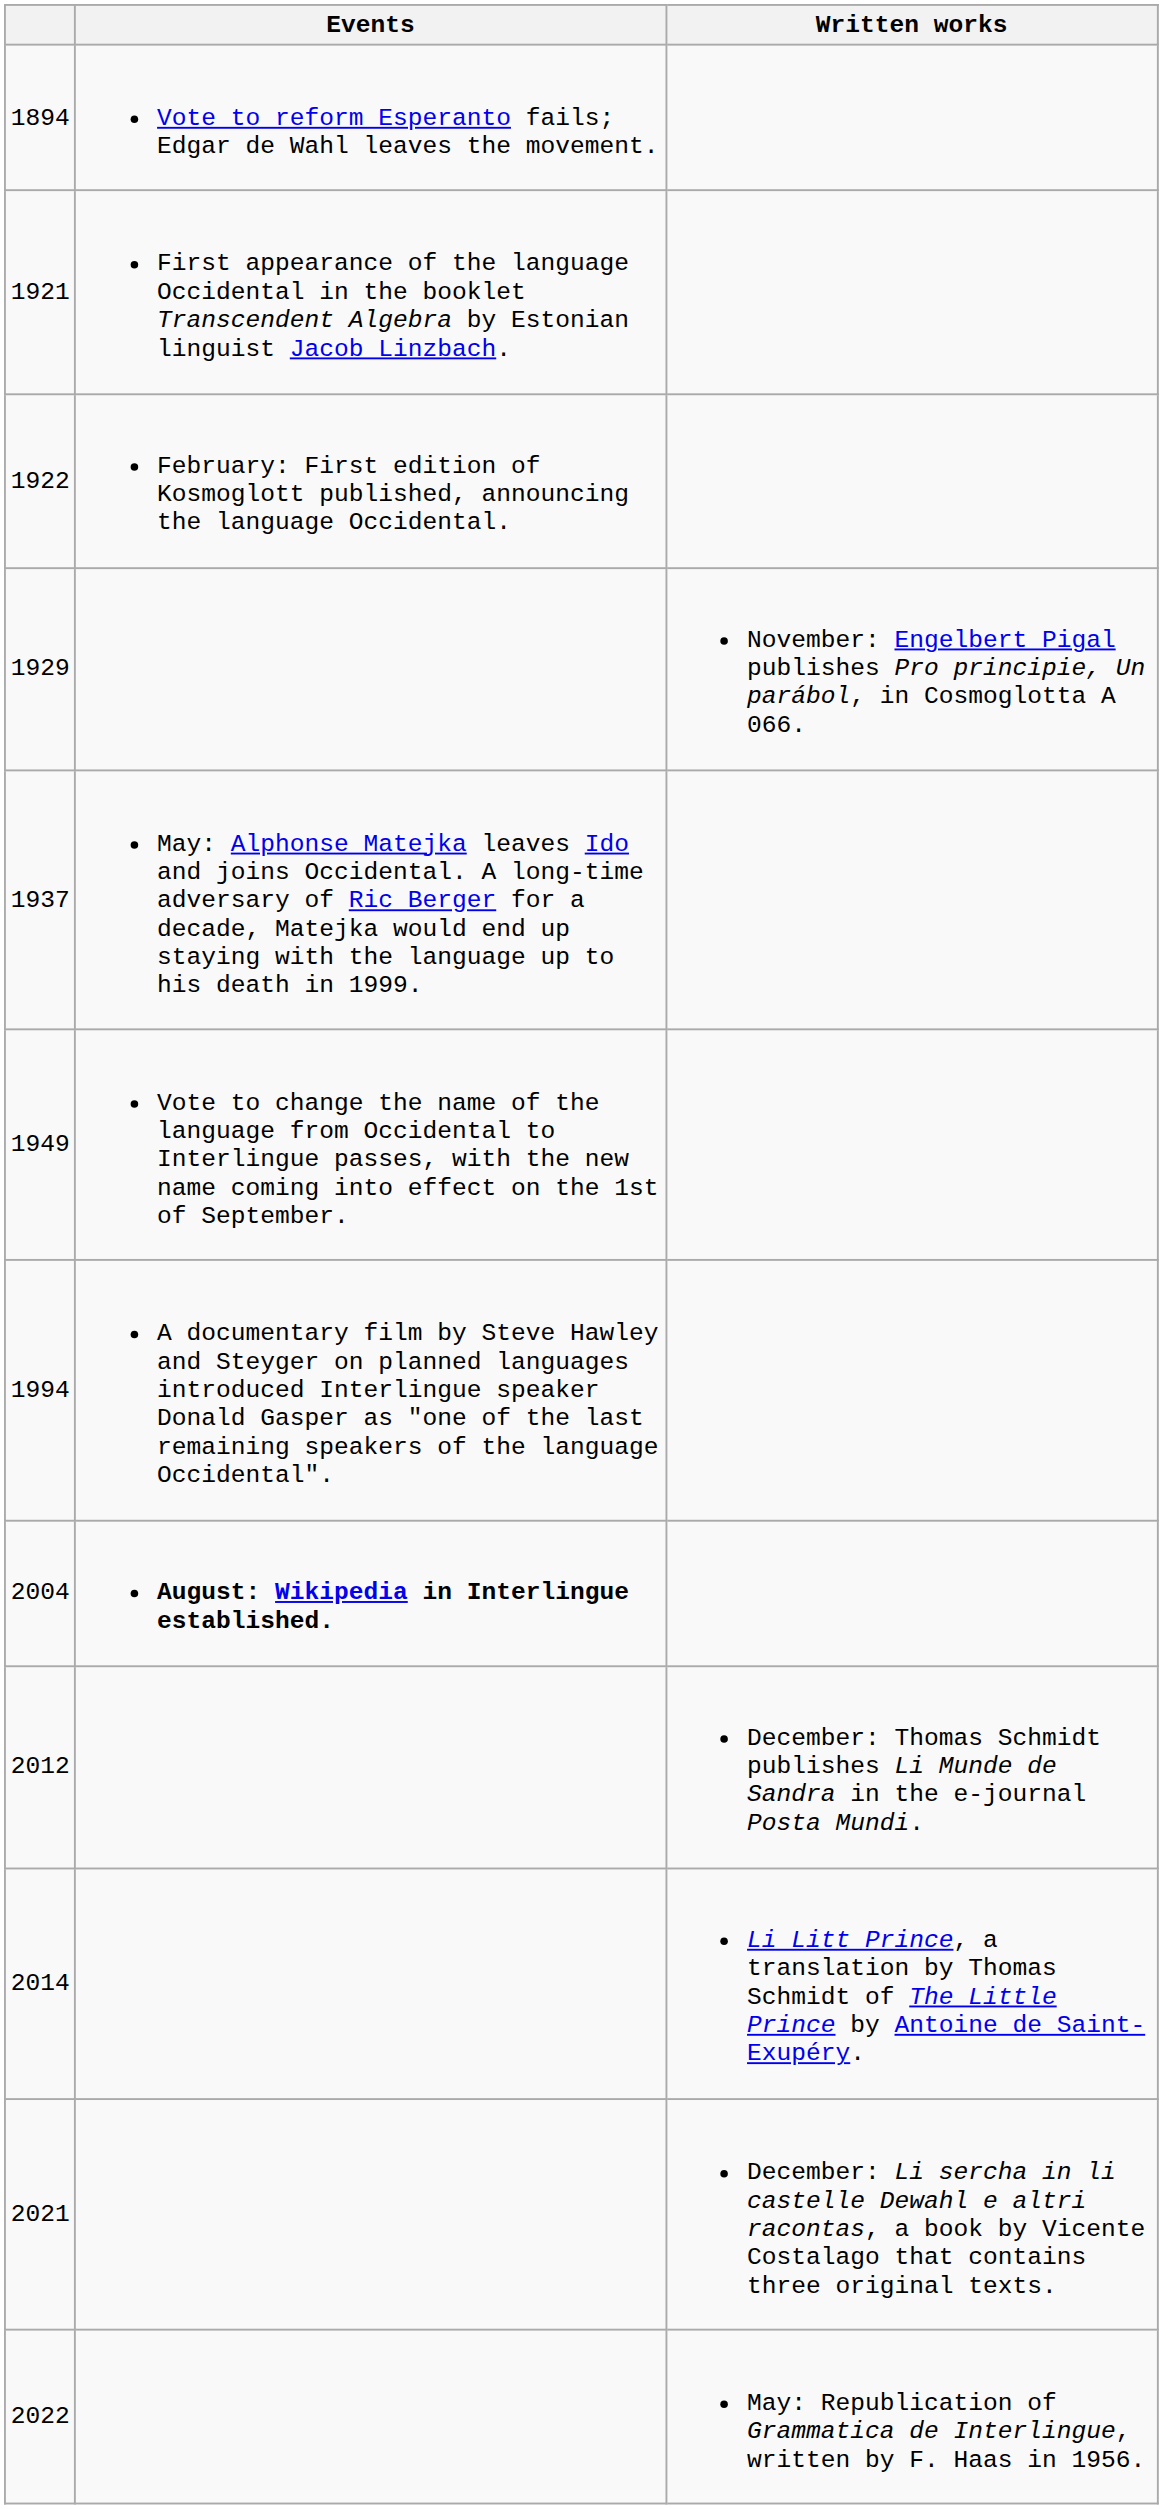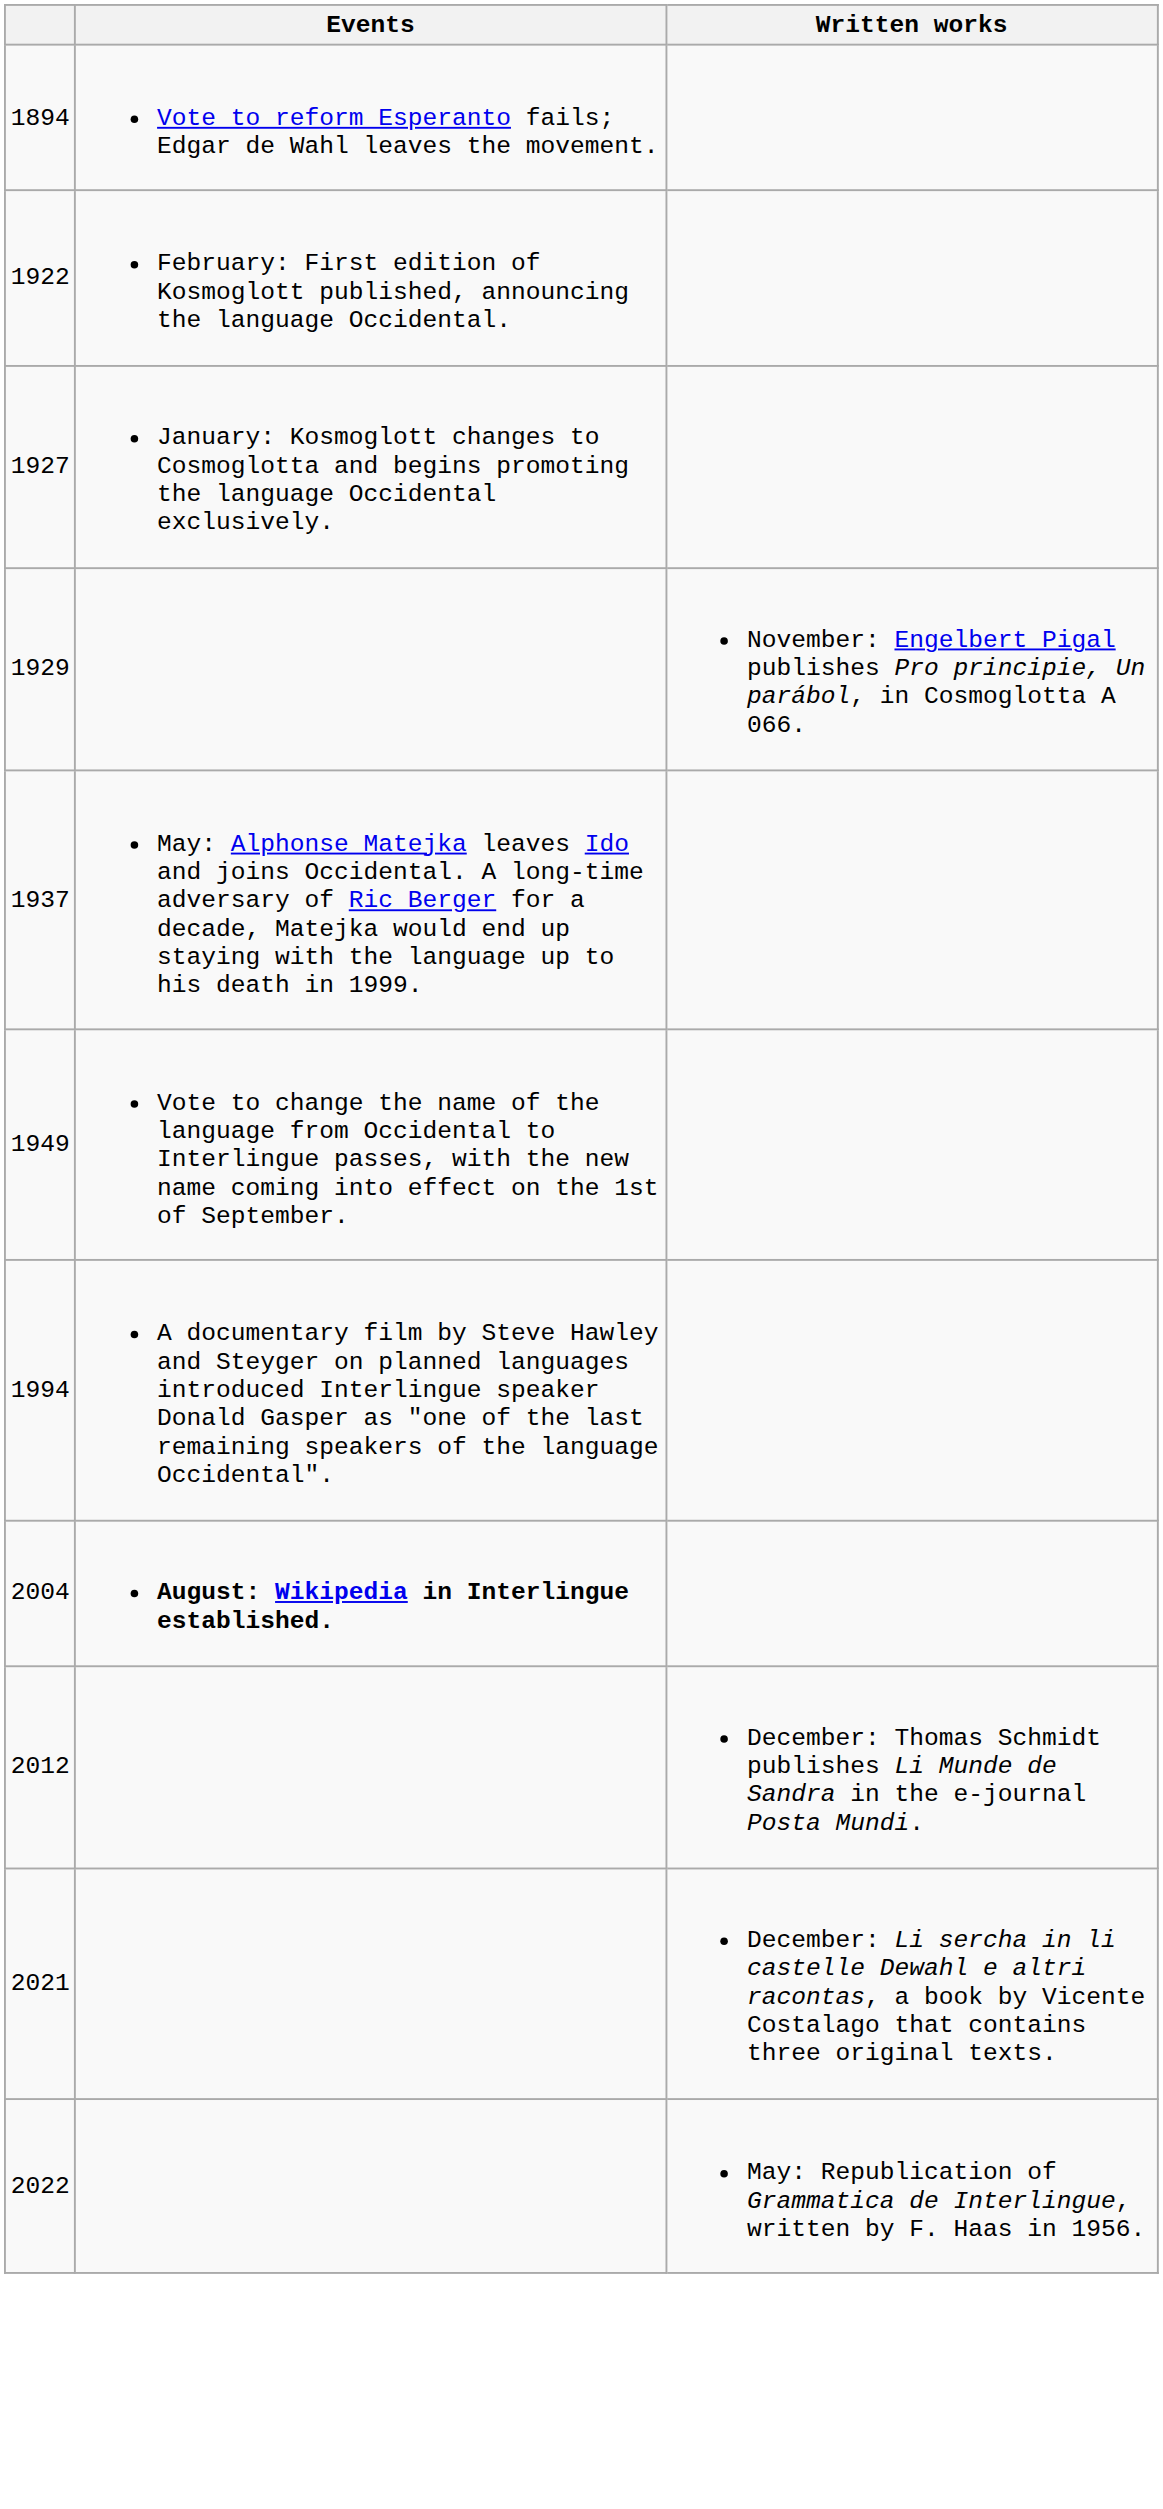- row: (40, 292)
+ row: (40, 466)
- row: (40, 1984)
